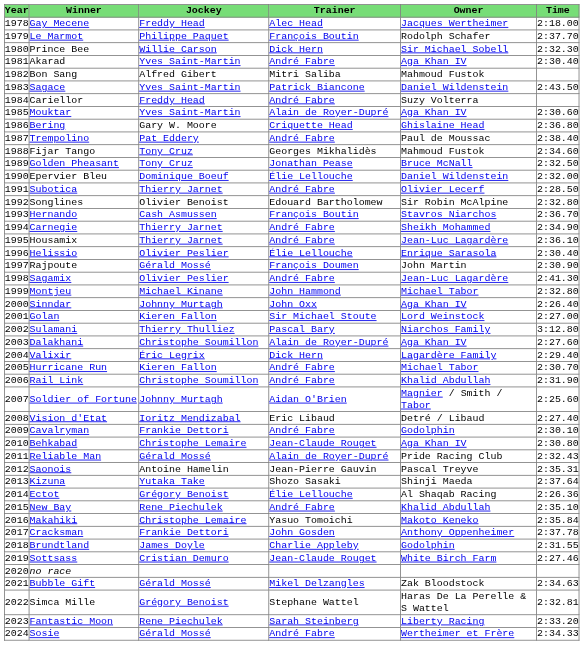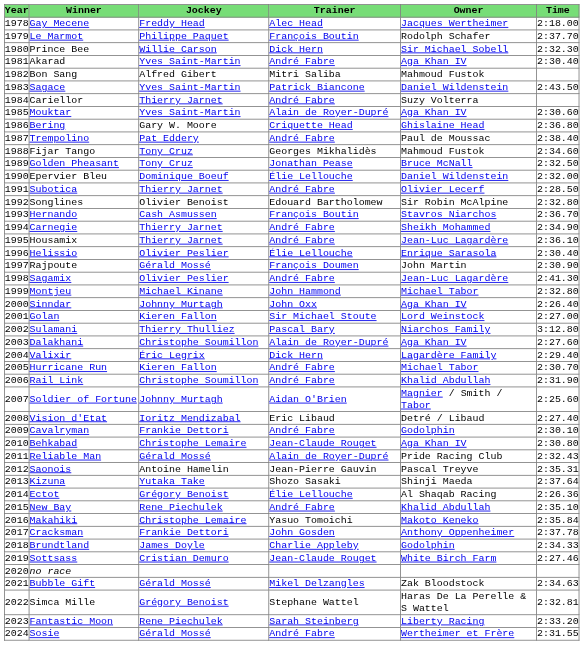(172, 100) Freddy Head -> (181, 100) Thierry Jarnet
(558, 545) 2:31.55 -> (558, 545) 2:34.33
(558, 634) 2:34.33 -> (558, 634) 2:31.55
